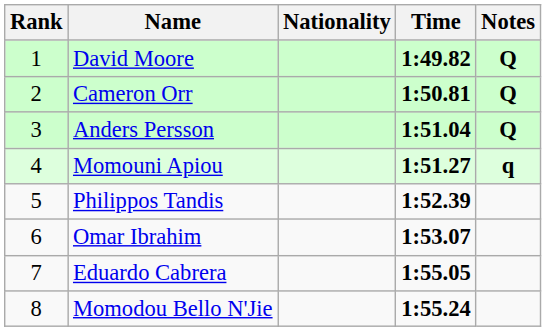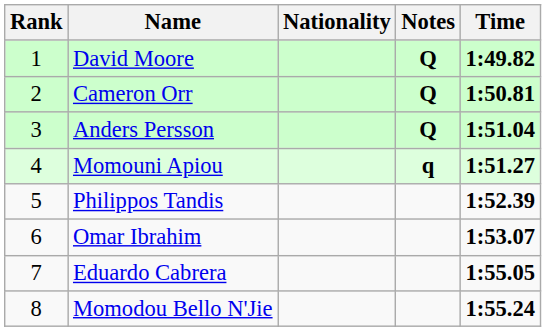columns swapped: (436, 22) <-> (508, 22)
